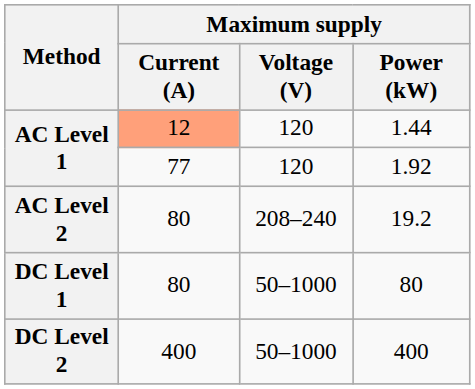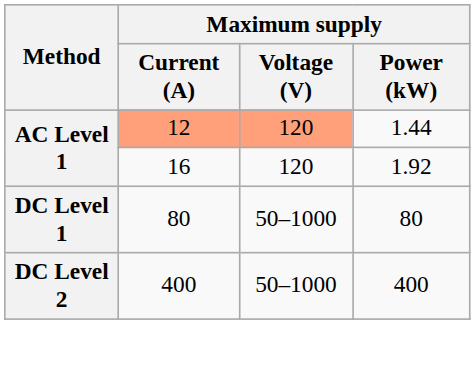(296, 128) no background -> (296, 128) lightsalmon background
(179, 167) 77 -> (179, 167) 16
- row: (411, 219)
